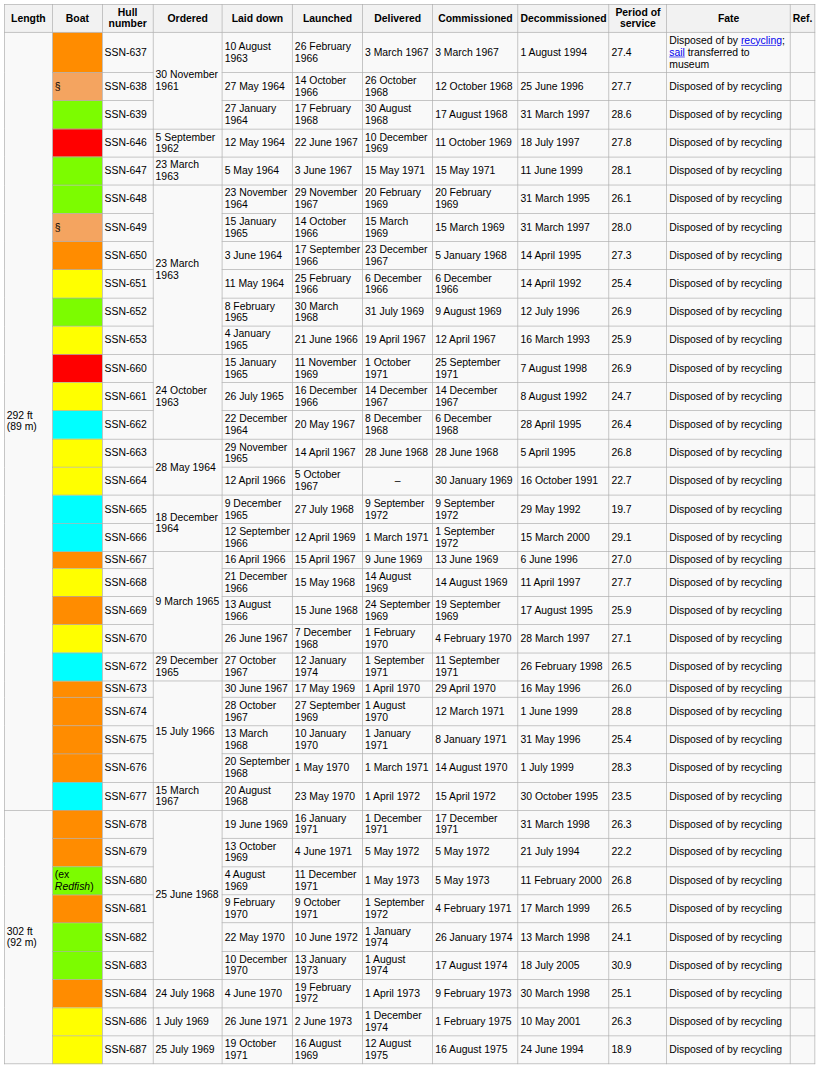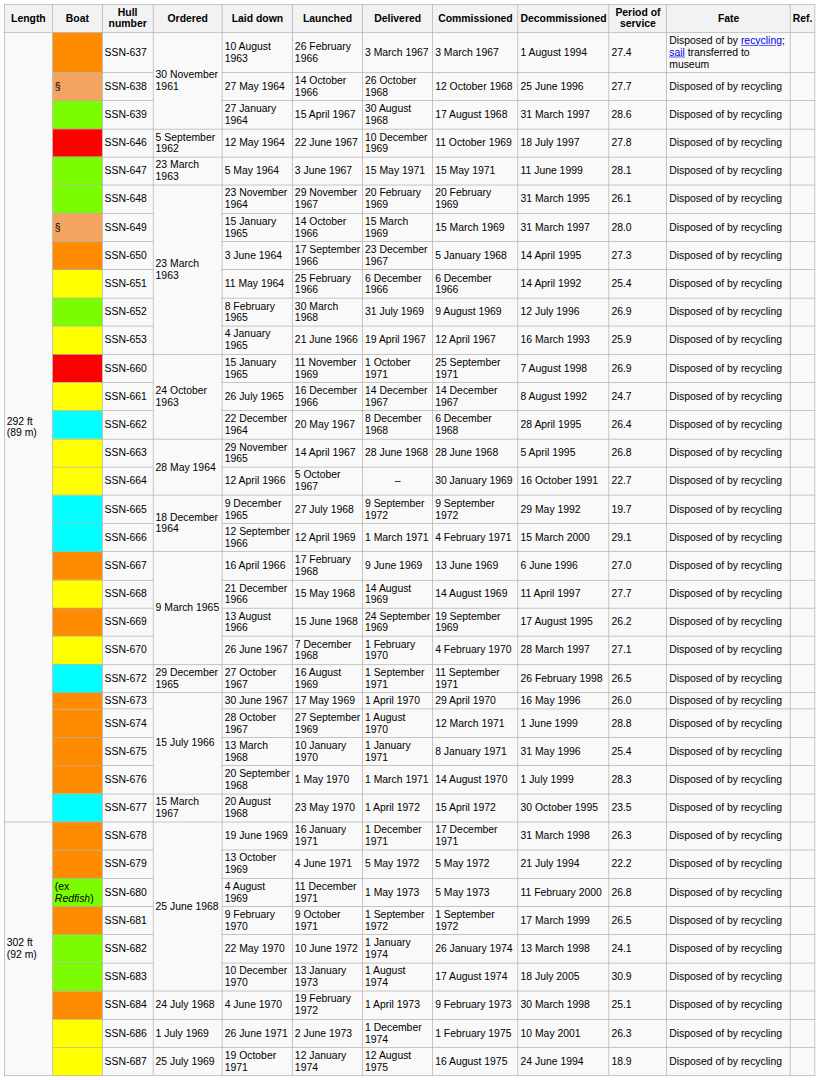(323, 114) 17 February 1968 -> (325, 114) 15 April 1967
(465, 537) 1 September 1972 -> (473, 537) 4 February 1971
(325, 560) 15 April 1967 -> (323, 565) 17 February 1968
(622, 610) 25.9 -> (622, 622) 26.2
(321, 667) 12 January 1974 -> (318, 678) 16 August 1969
(473, 909) 4 February 1971 -> (465, 920) 1 September 1972
(318, 1050) 16 August 1969 -> (321, 1061) 12 January 1974
